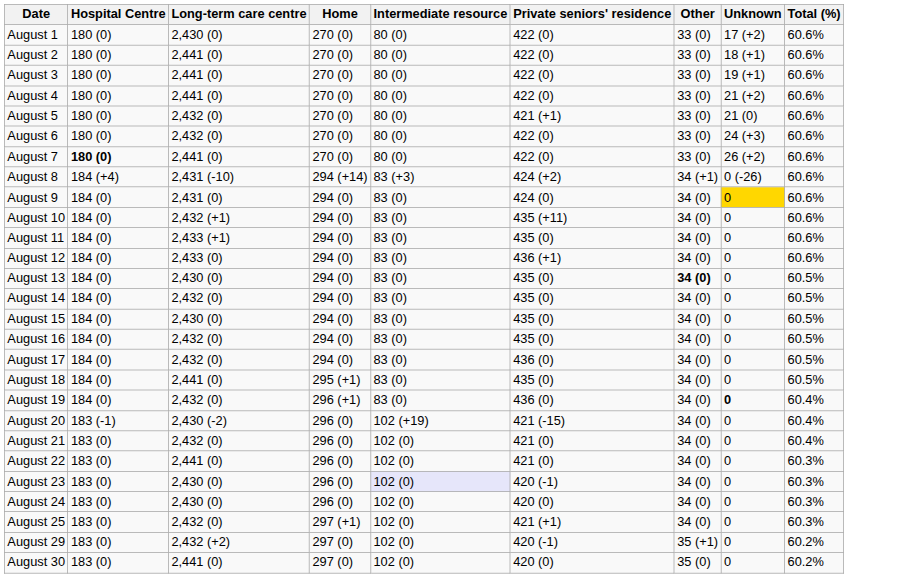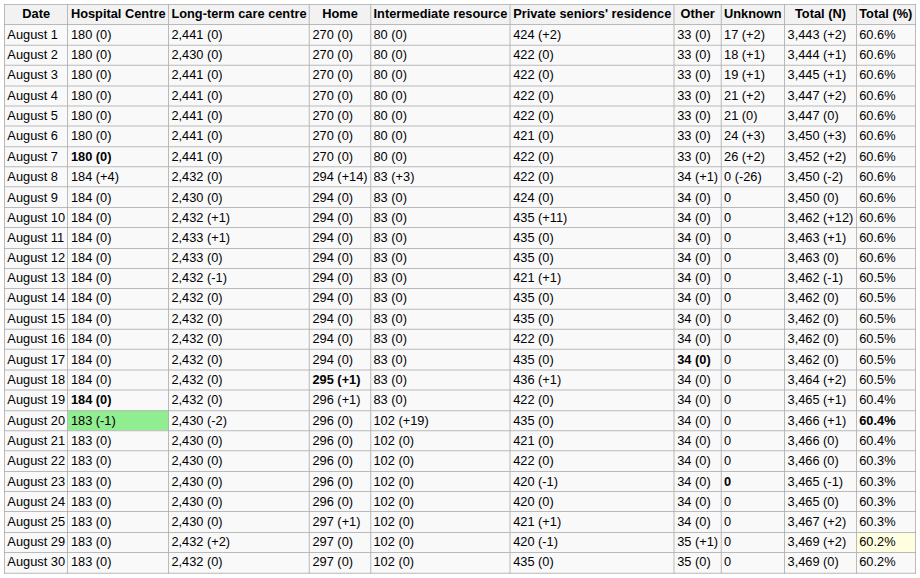+ column: (820, 14)
(197, 34) 2,430 (0) -> (197, 34) 2,441 (0)
(533, 34) 422 (0) -> (537, 34) 424 (+2)
(197, 55) 2,441 (0) -> (197, 55) 2,430 (0)
(197, 116) 2,432 (0) -> (197, 116) 2,441 (0)
(537, 116) 421 (+1) -> (533, 116) 422 (0)
(197, 136) 2,432 (0) -> (197, 136) 2,441 (0)
(533, 136) 422 (0) -> (533, 136) 421 (0)
(203, 177) 2,431 (-10) -> (197, 177) 2,432 (0)
(537, 177) 424 (+2) -> (533, 177) 422 (0)
(197, 197) 2,431 (0) -> (197, 197) 2,430 (0)
(728, 197) gold background -> (728, 197) no background
(537, 258) 436 (+1) -> (533, 258) 435 (0)
(197, 278) 2,430 (0) -> (199, 278) 2,432 (-1)
(533, 278) 435 (0) -> (537, 278) 421 (+1)
(694, 278) bold -> (694, 278) normal
(197, 319) 2,430 (0) -> (197, 319) 2,432 (0)
(533, 339) 435 (0) -> (533, 339) 422 (0)
(533, 359) 436 (0) -> (533, 359) 435 (0)
(694, 359) normal -> (694, 359) bold
(197, 380) 2,441 (0) -> (197, 380) 2,432 (0)
(336, 380) normal -> (336, 380) bold
(533, 380) 435 (0) -> (537, 380) 436 (+1)
(91, 400) normal -> (91, 400) bold
(533, 400) 436 (0) -> (533, 400) 422 (0)
(728, 400) bold -> (728, 400) normal
(93, 420) no background -> (93, 420) lightgreen background
(539, 420) 421 (-15) -> (533, 420) 435 (0)
(806, 420) normal -> (877, 420) bold
(197, 440) 2,432 (0) -> (197, 440) 2,430 (0)
(197, 461) 2,441 (0) -> (197, 461) 2,430 (0)
(533, 461) 421 (0) -> (533, 461) 422 (0)
(394, 481) lavender background -> (394, 481) no background
(728, 481) normal -> (728, 481) bold
(197, 522) 2,432 (0) -> (197, 522) 2,430 (0)
(806, 542) no background -> (877, 542) lightyellow background
(197, 562) 2,441 (0) -> (197, 562) 2,432 (0)
(533, 562) 420 (0) -> (533, 562) 435 (0)
